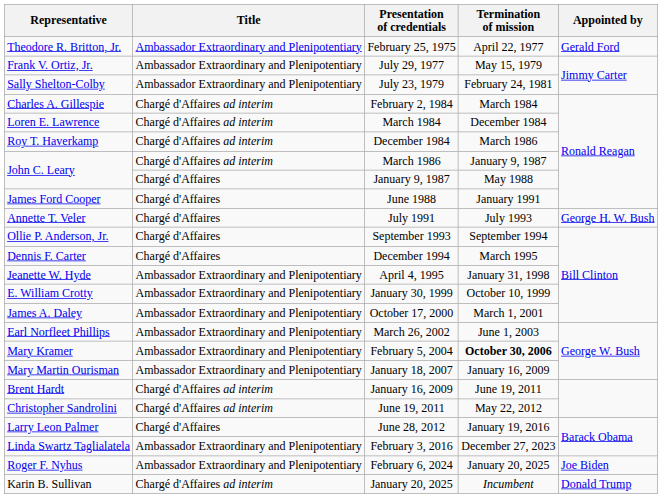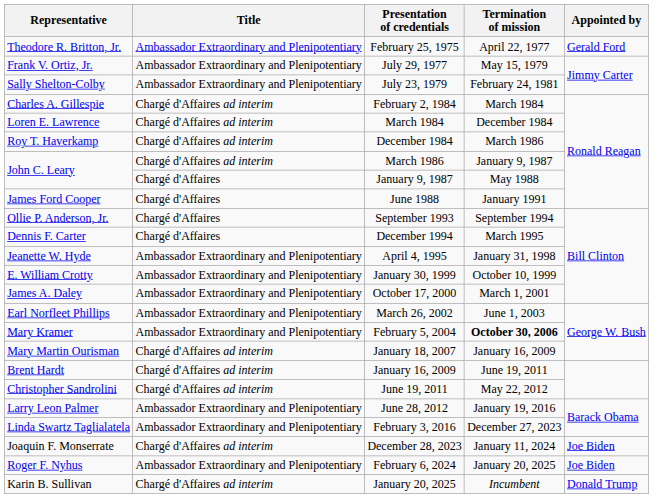- row: (412, 217)
(249, 370) Ambassador Extraordinary and Plenipotentiary -> (204, 351) Chargé d'Affaires ad interim
(178, 427) Chargé d'Affaires -> (249, 408) Ambassador Extraordinary and Plenipotentiary
+ row: (415, 446)
